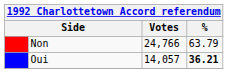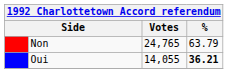(162, 45) 24,766 -> (162, 45) 24,765
(162, 61) 14,057 -> (162, 61) 14,055
